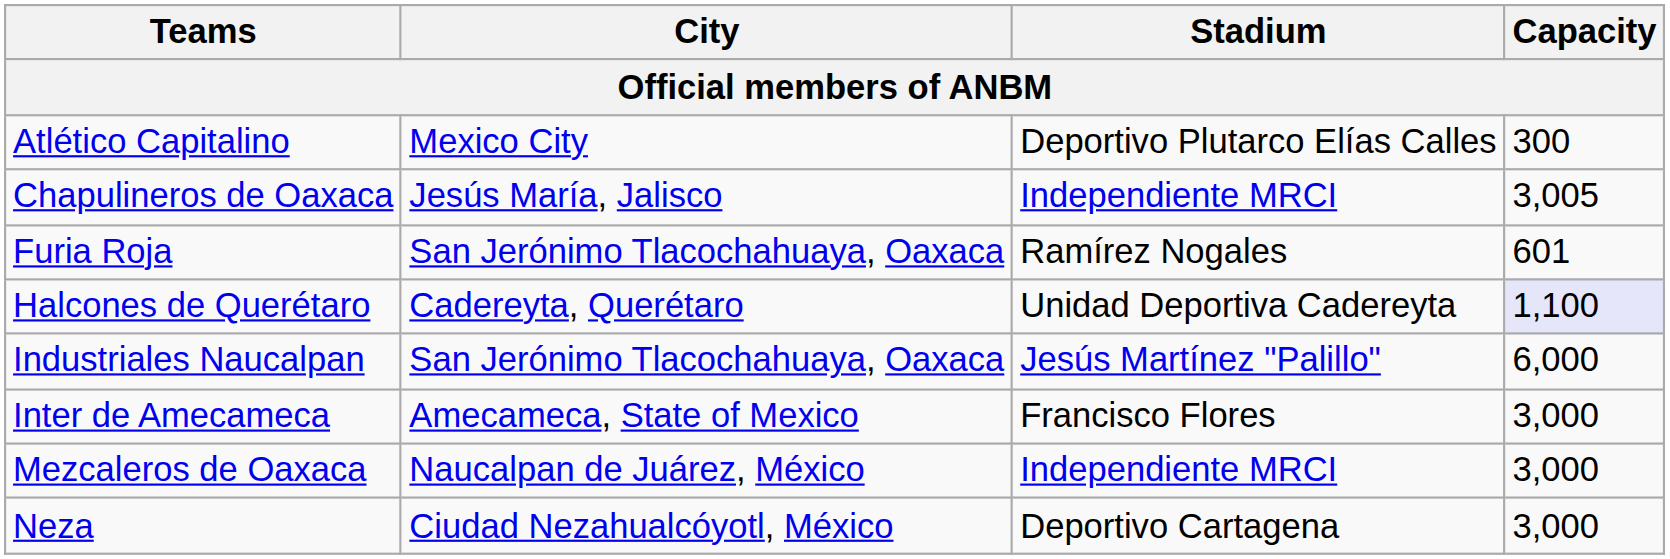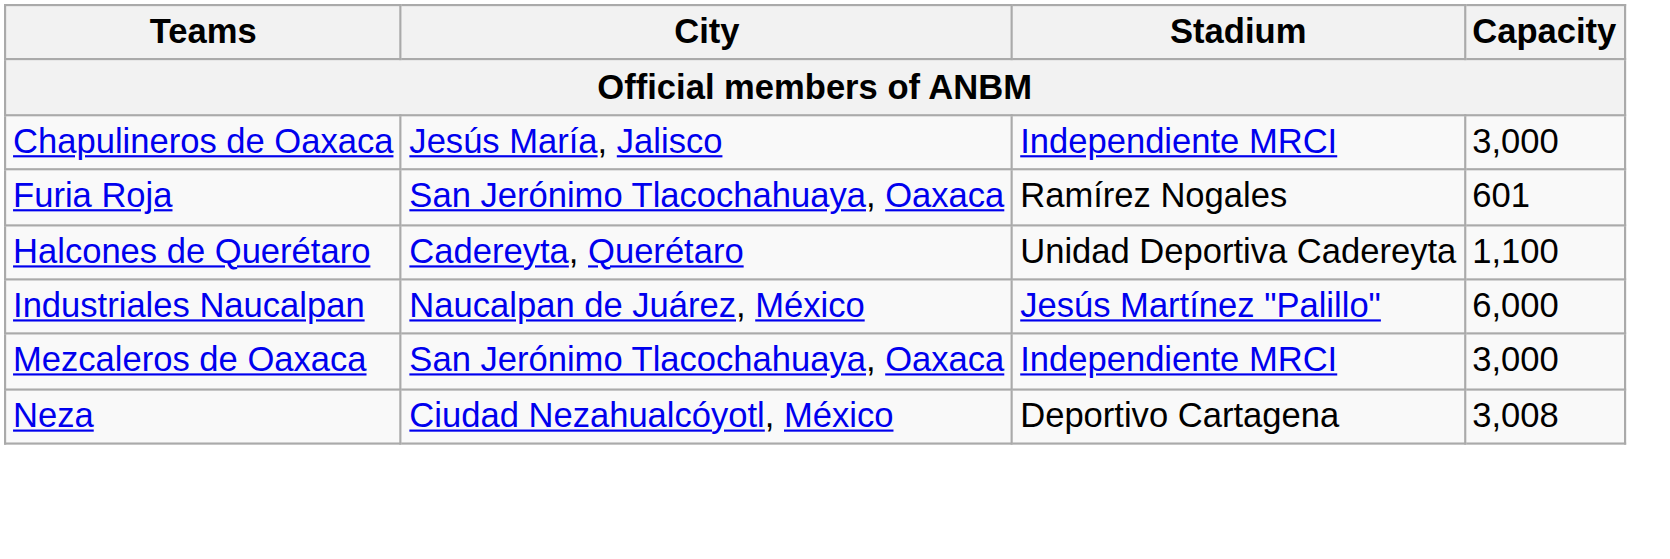- row: (151, 141)
(1556, 196) 3,005 -> (1515, 141) 3,000
(1556, 305) lavender background -> (1515, 251) no background
(707, 360) San Jerónimo Tlacochahuaya, Oaxaca -> (637, 305) Naucalpan de Juárez, México
- row: (172, 415)
(637, 470) Naucalpan de Juárez, México -> (707, 360) San Jerónimo Tlacochahuaya, Oaxaca
(1556, 525) 3,000 -> (1515, 415) 3,008
